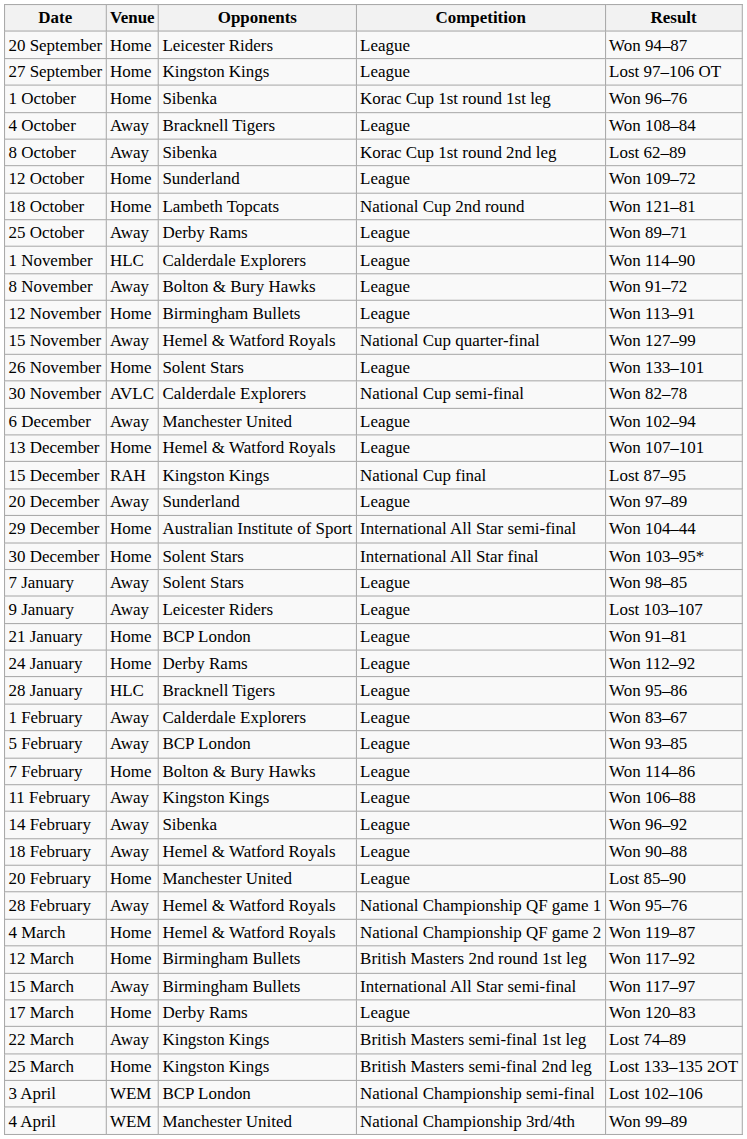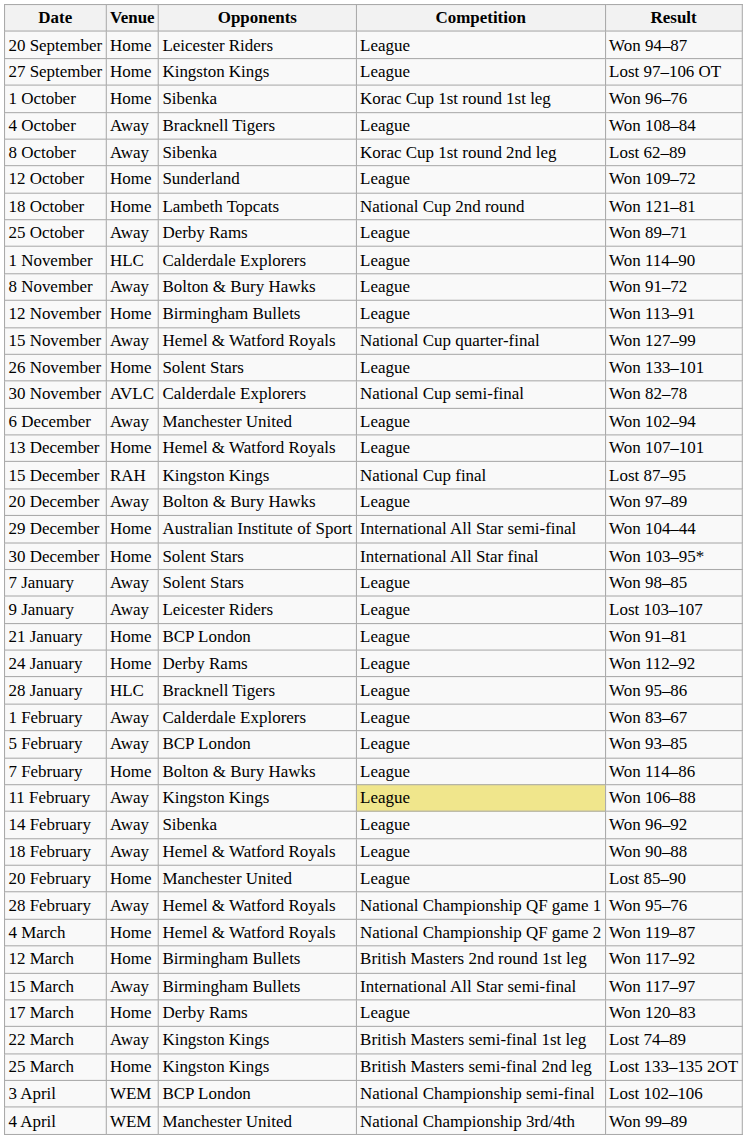(201, 502) Sunderland -> (239, 502) Bolton & Bury Hawks
(385, 797) no background -> (385, 797) khaki background
